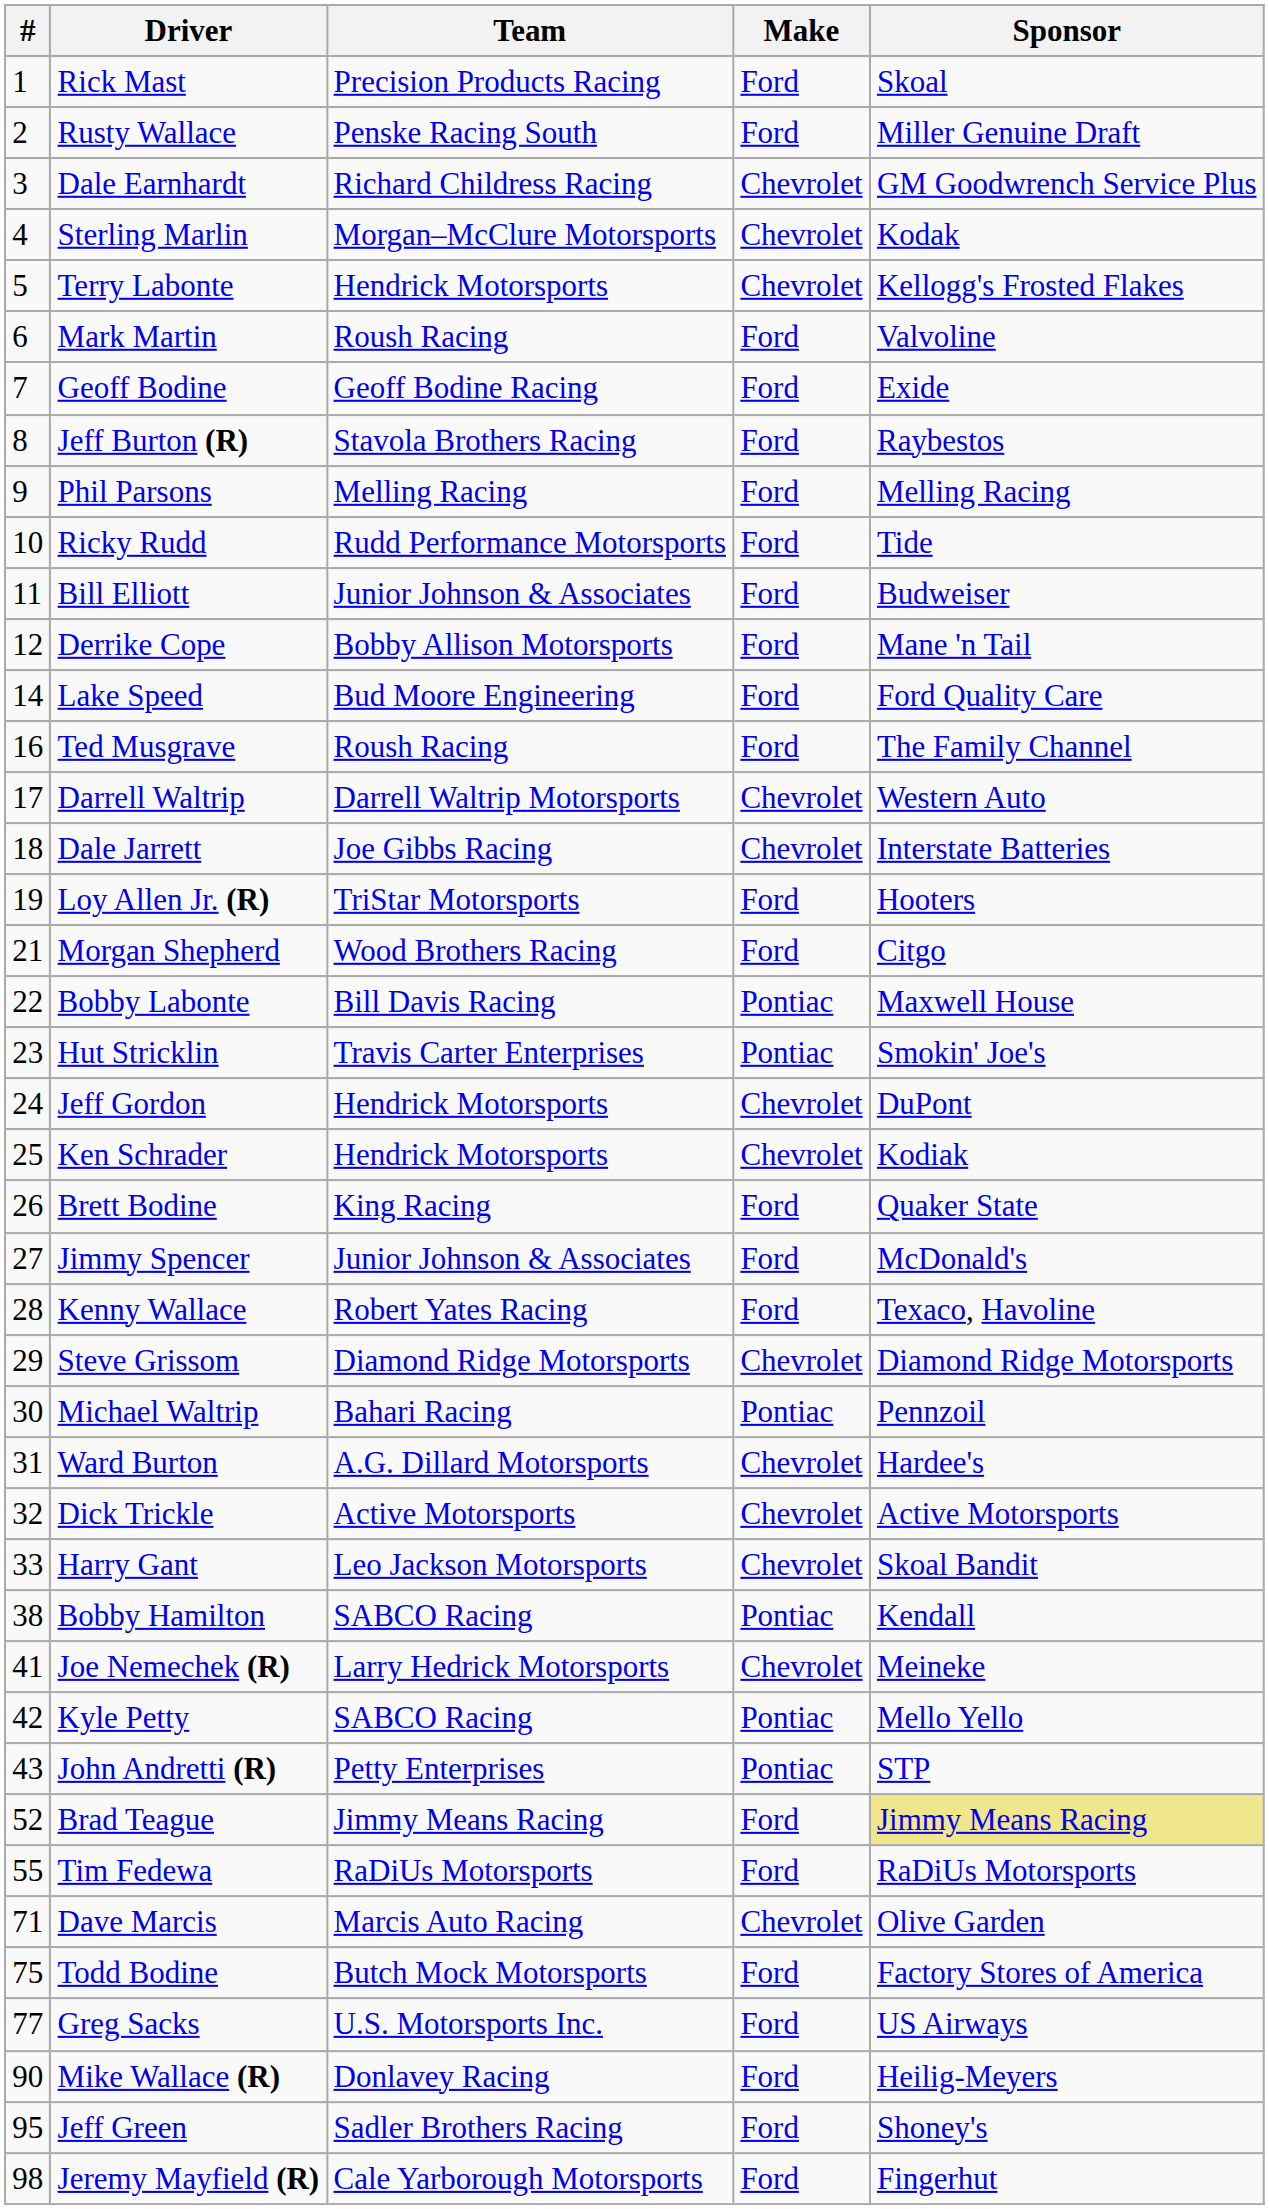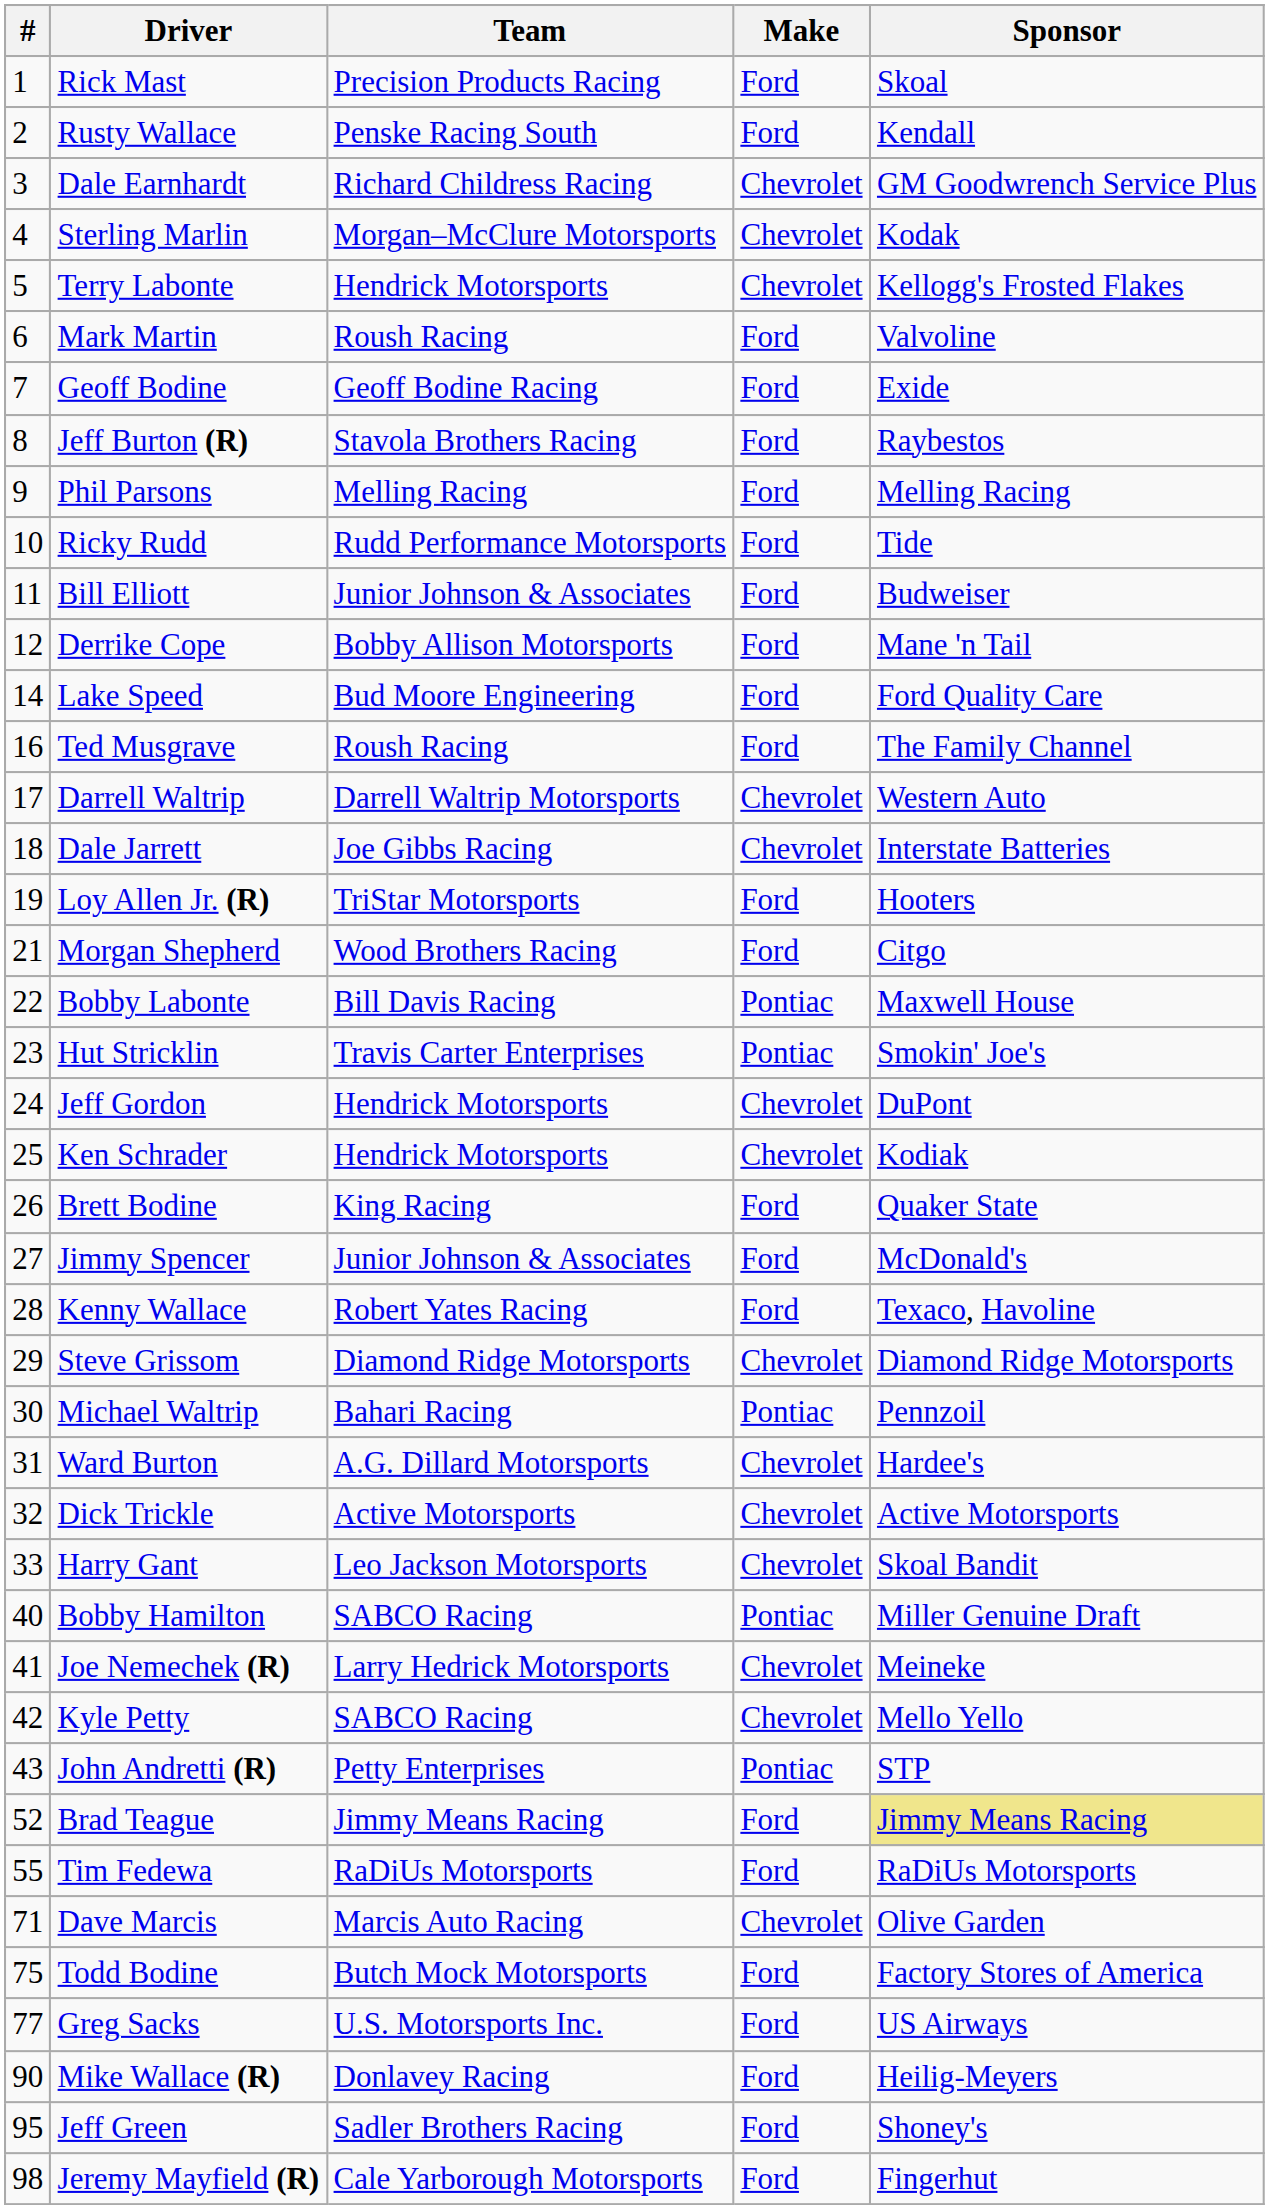(1009, 132) Miller Genuine Draft -> (926, 132) Kendall
(28, 1615) 38 -> (28, 1615) 40
(926, 1615) Kendall -> (1009, 1615) Miller Genuine Draft
(787, 1717) Pontiac -> (801, 1717) Chevrolet
